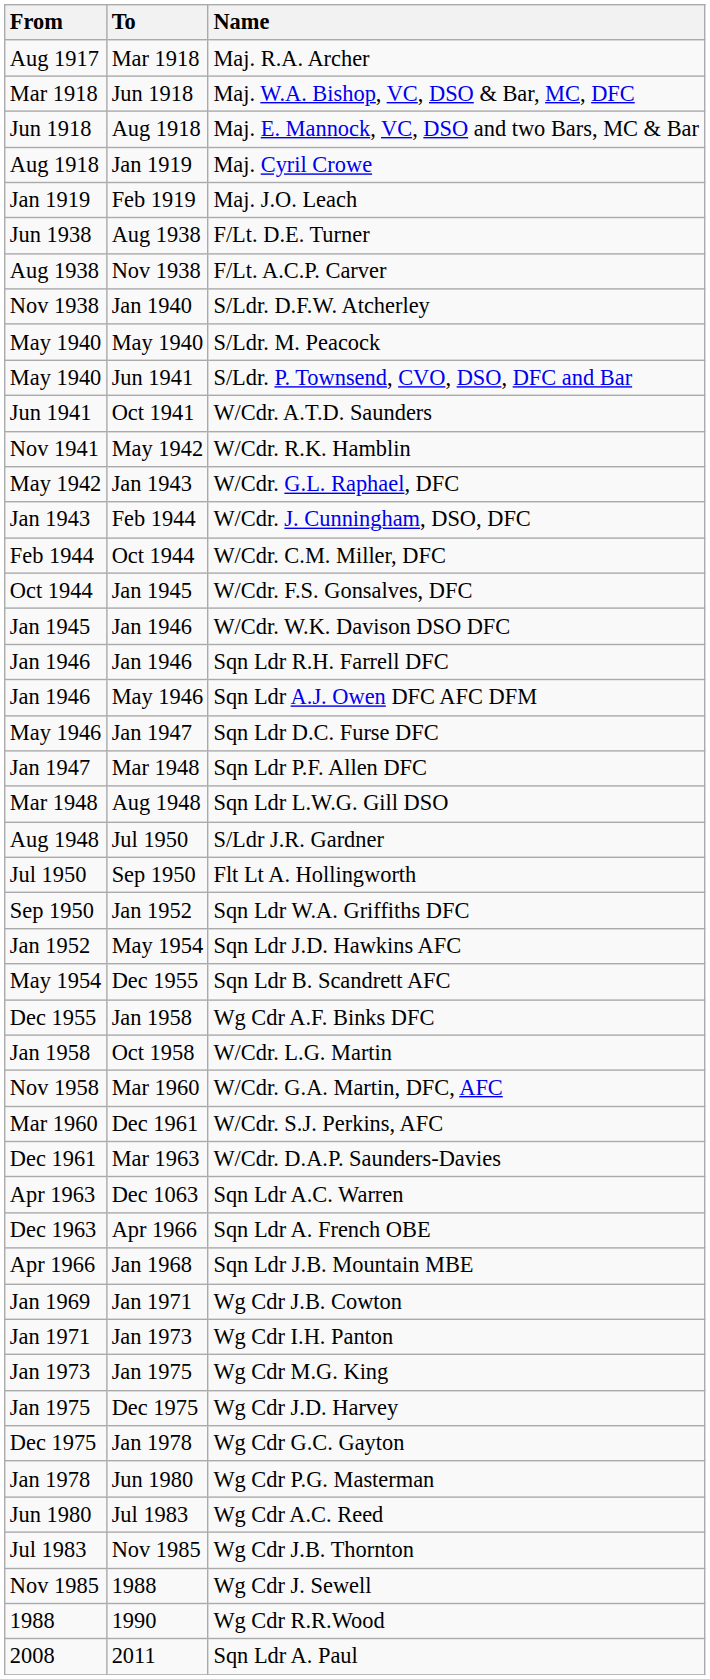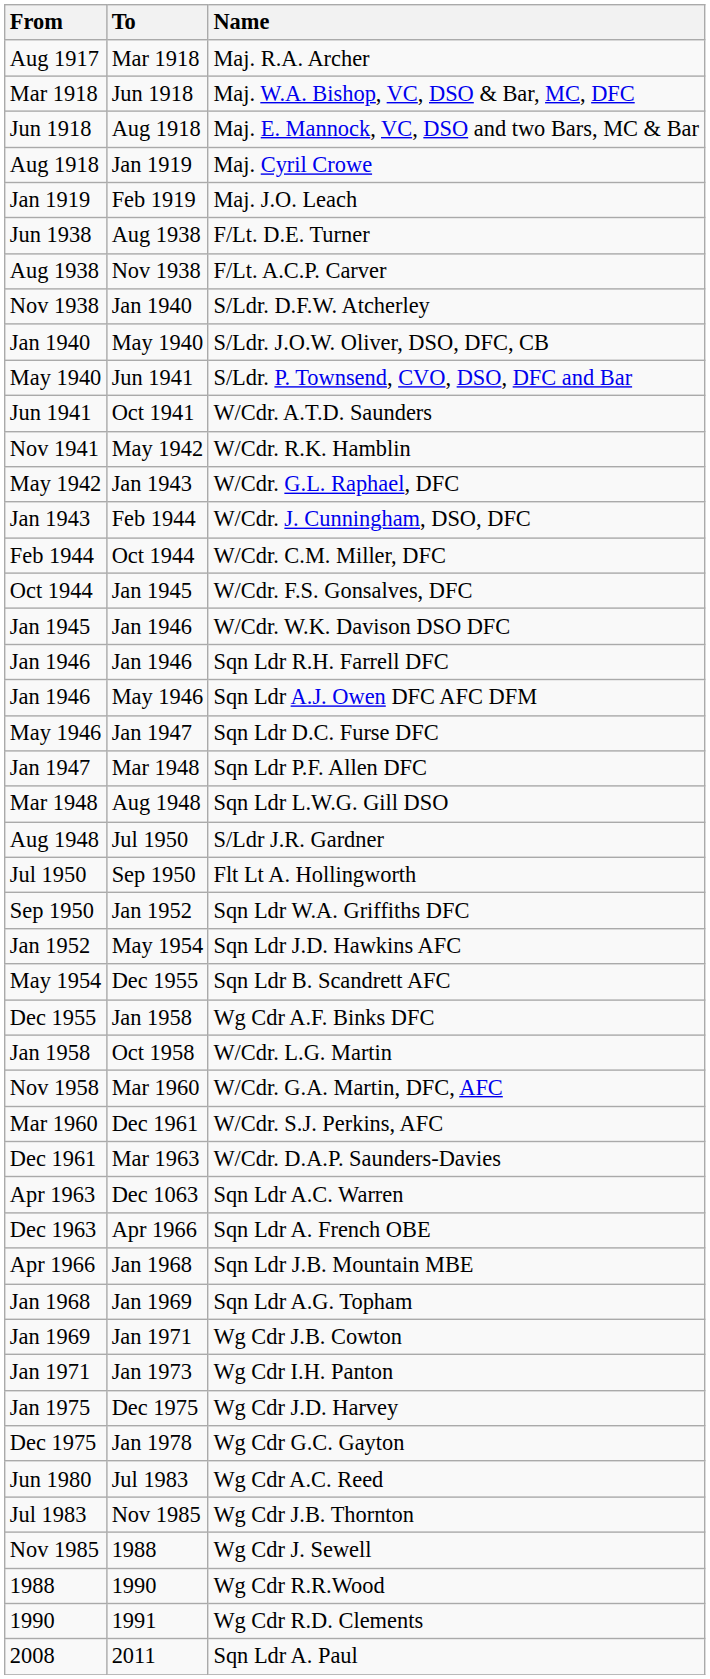+ row: (381, 341)
- row: (297, 341)
+ row: (313, 1301)
- row: (301, 1372)
- row: (324, 1478)
+ row: (318, 1620)
